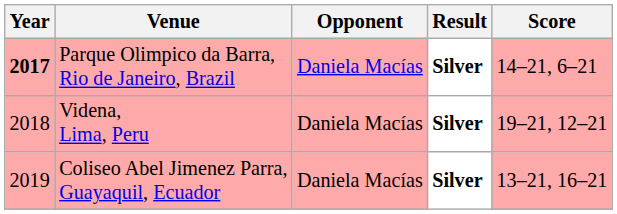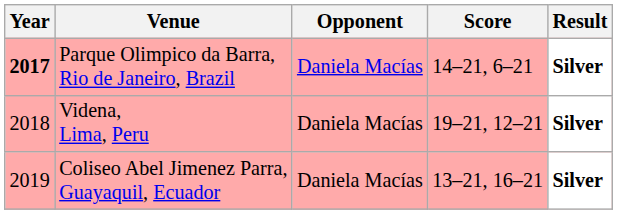columns swapped: (552, 21) <-> (460, 21)
